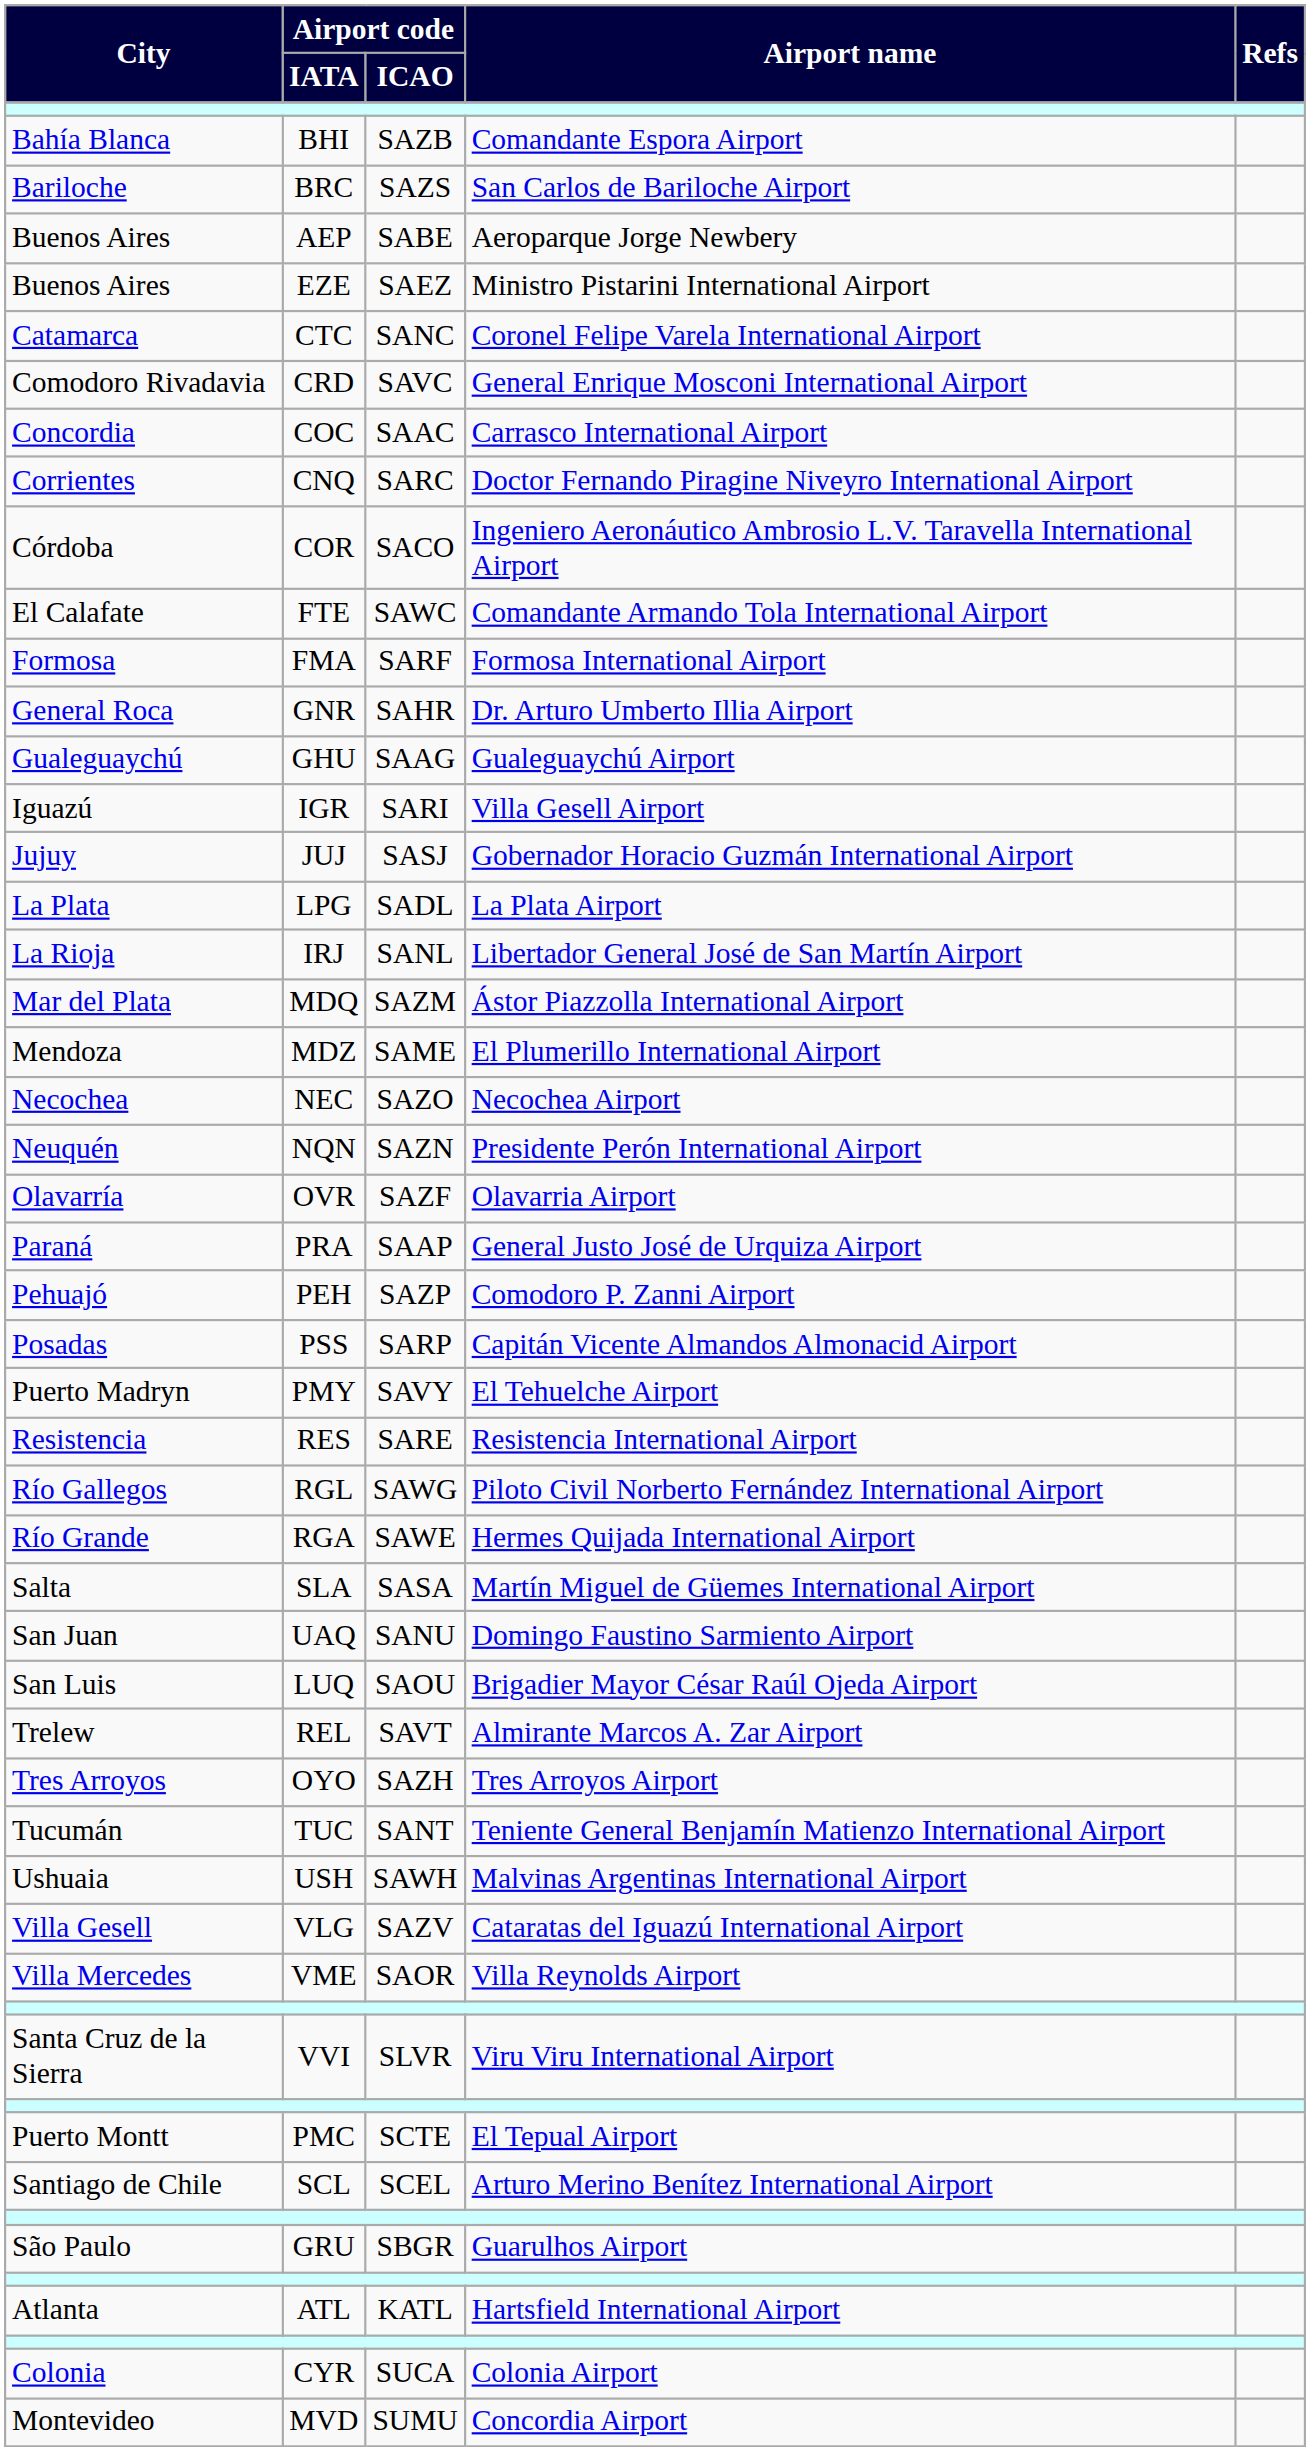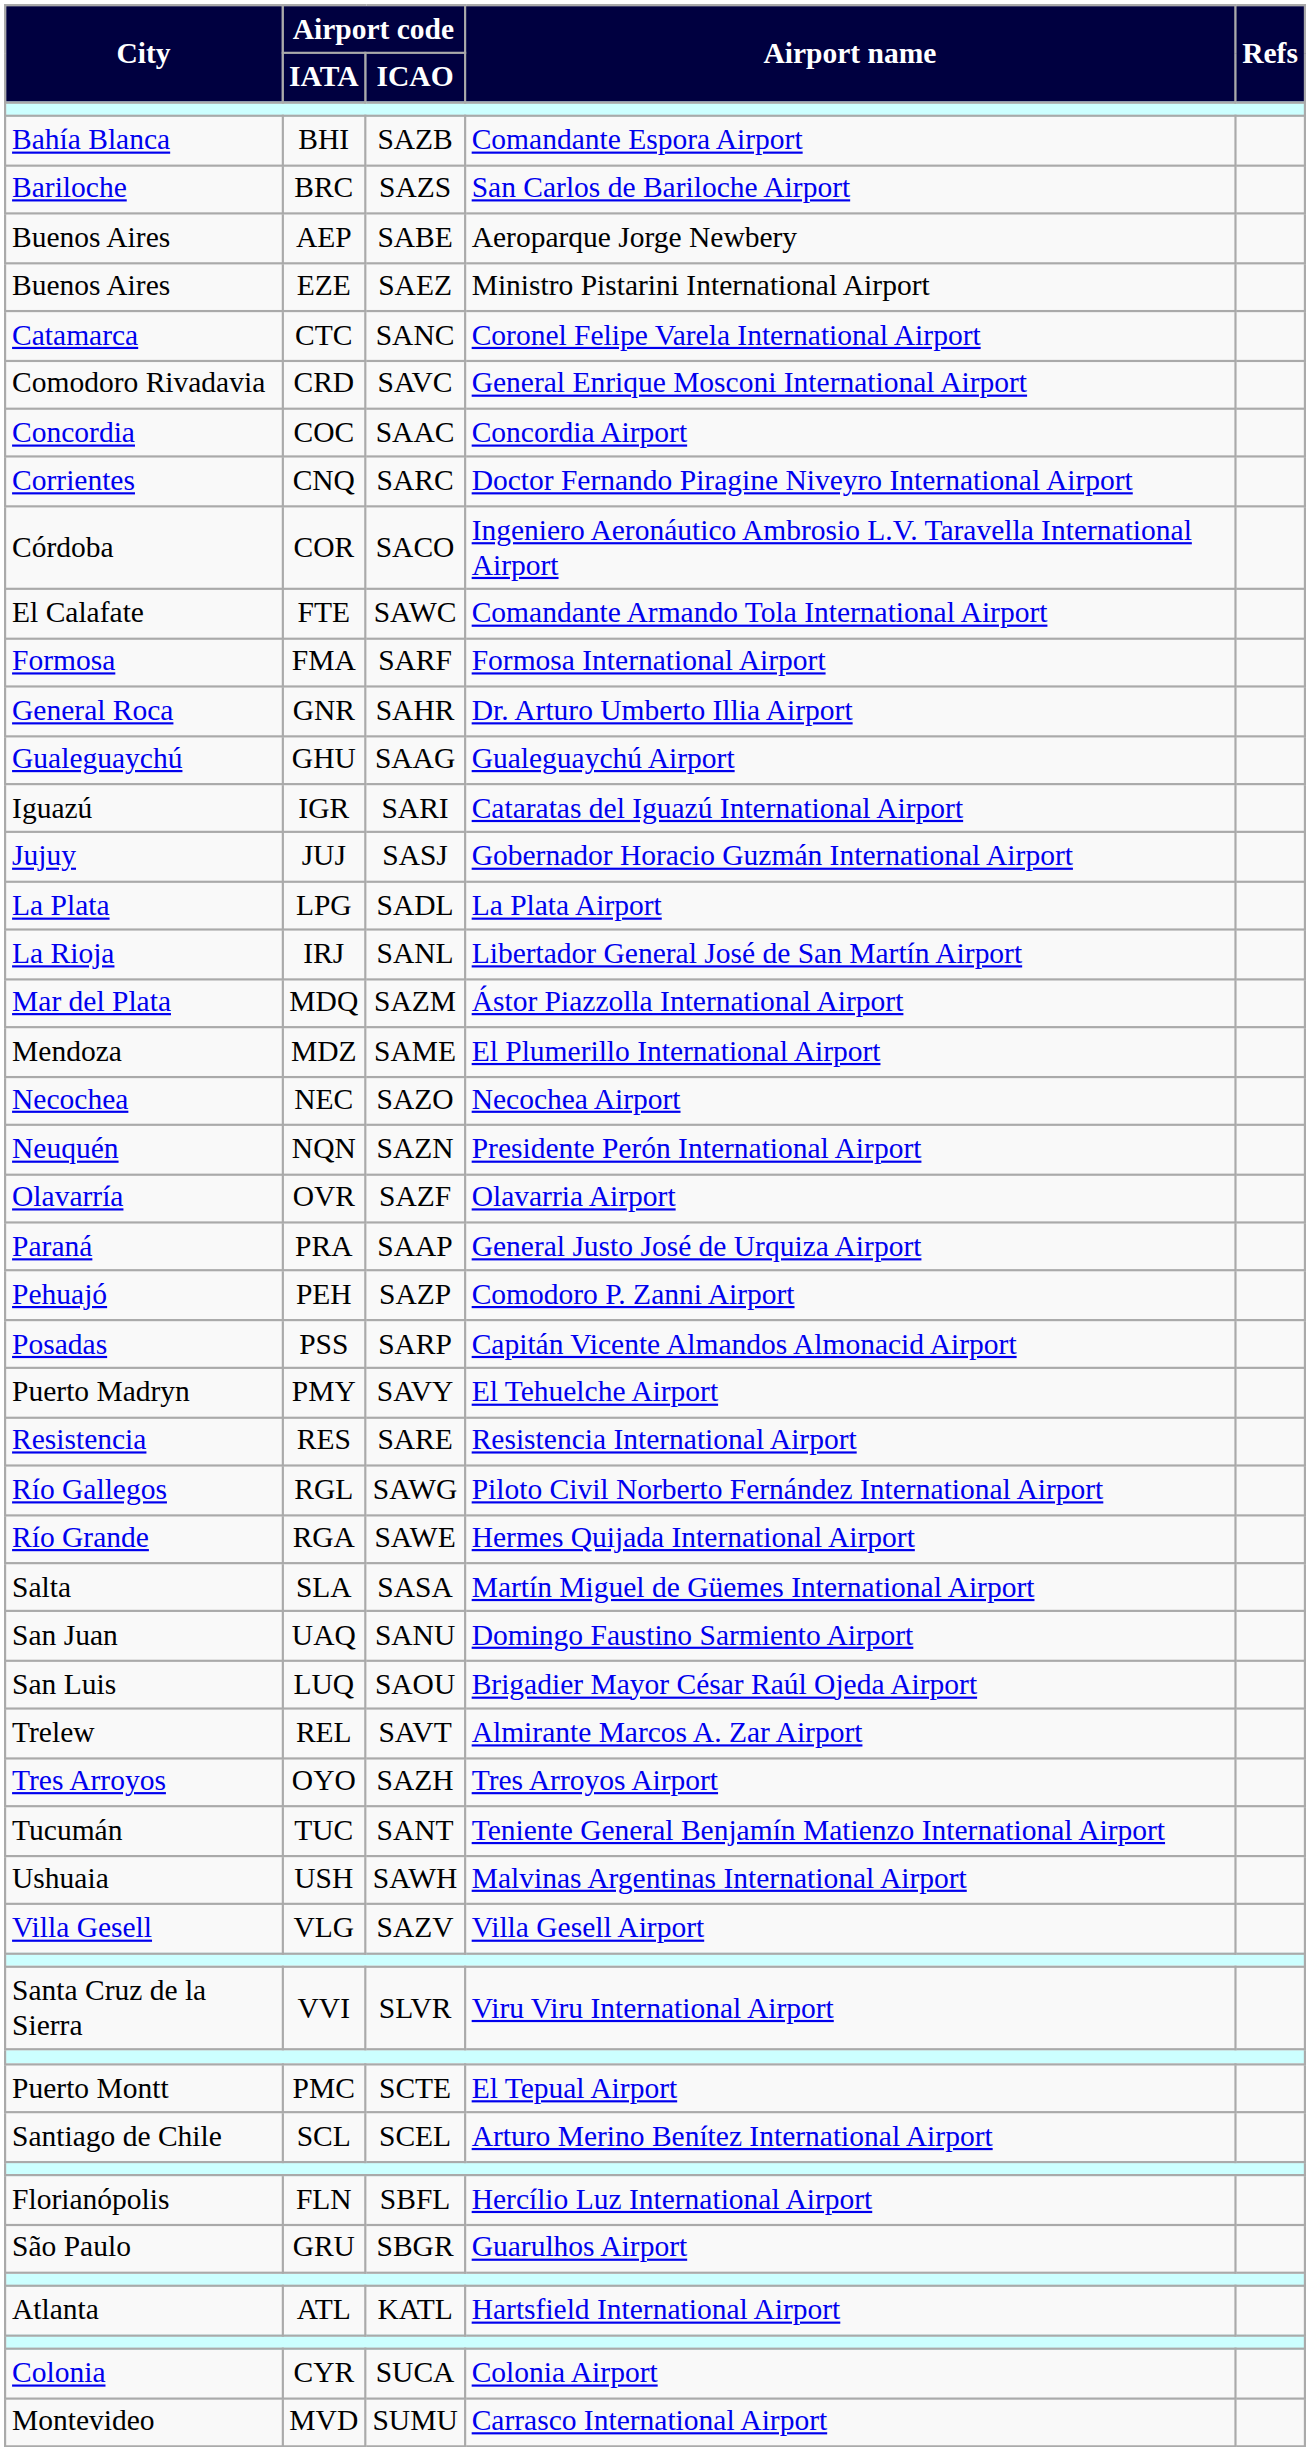(649, 431) Carrasco International Airport -> (579, 431) Concordia Airport
(588, 807) Villa Gesell Airport -> (717, 807) Cataratas del Iguazú International Airport
(717, 1927) Cataratas del Iguazú International Airport -> (588, 1927) Villa Gesell Airport
- row: (324, 1976)
+ row: (324, 2198)
(579, 2421) Concordia Airport -> (649, 2421) Carrasco International Airport
